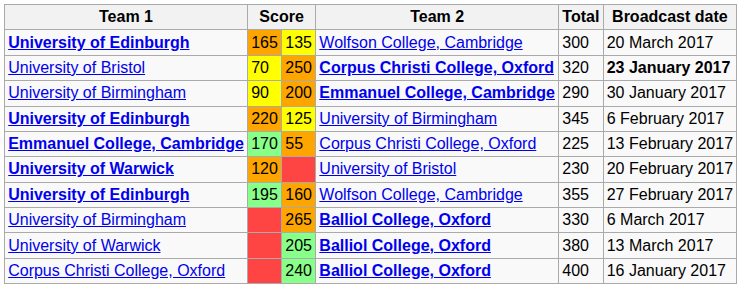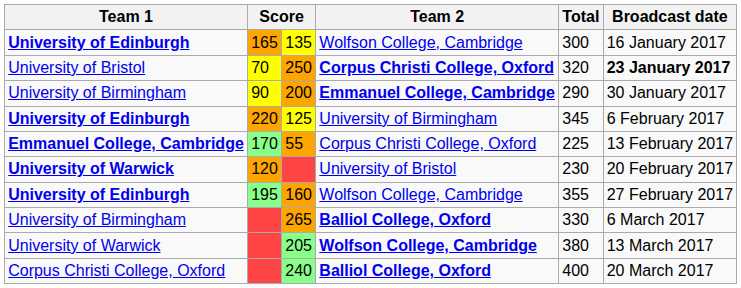(660, 42) 20 March 2017 -> (666, 42) 16 January 2017
(405, 245) Balliol College, Oxford -> (428, 245) Wolfson College, Cambridge
(666, 270) 16 January 2017 -> (660, 270) 20 March 2017
